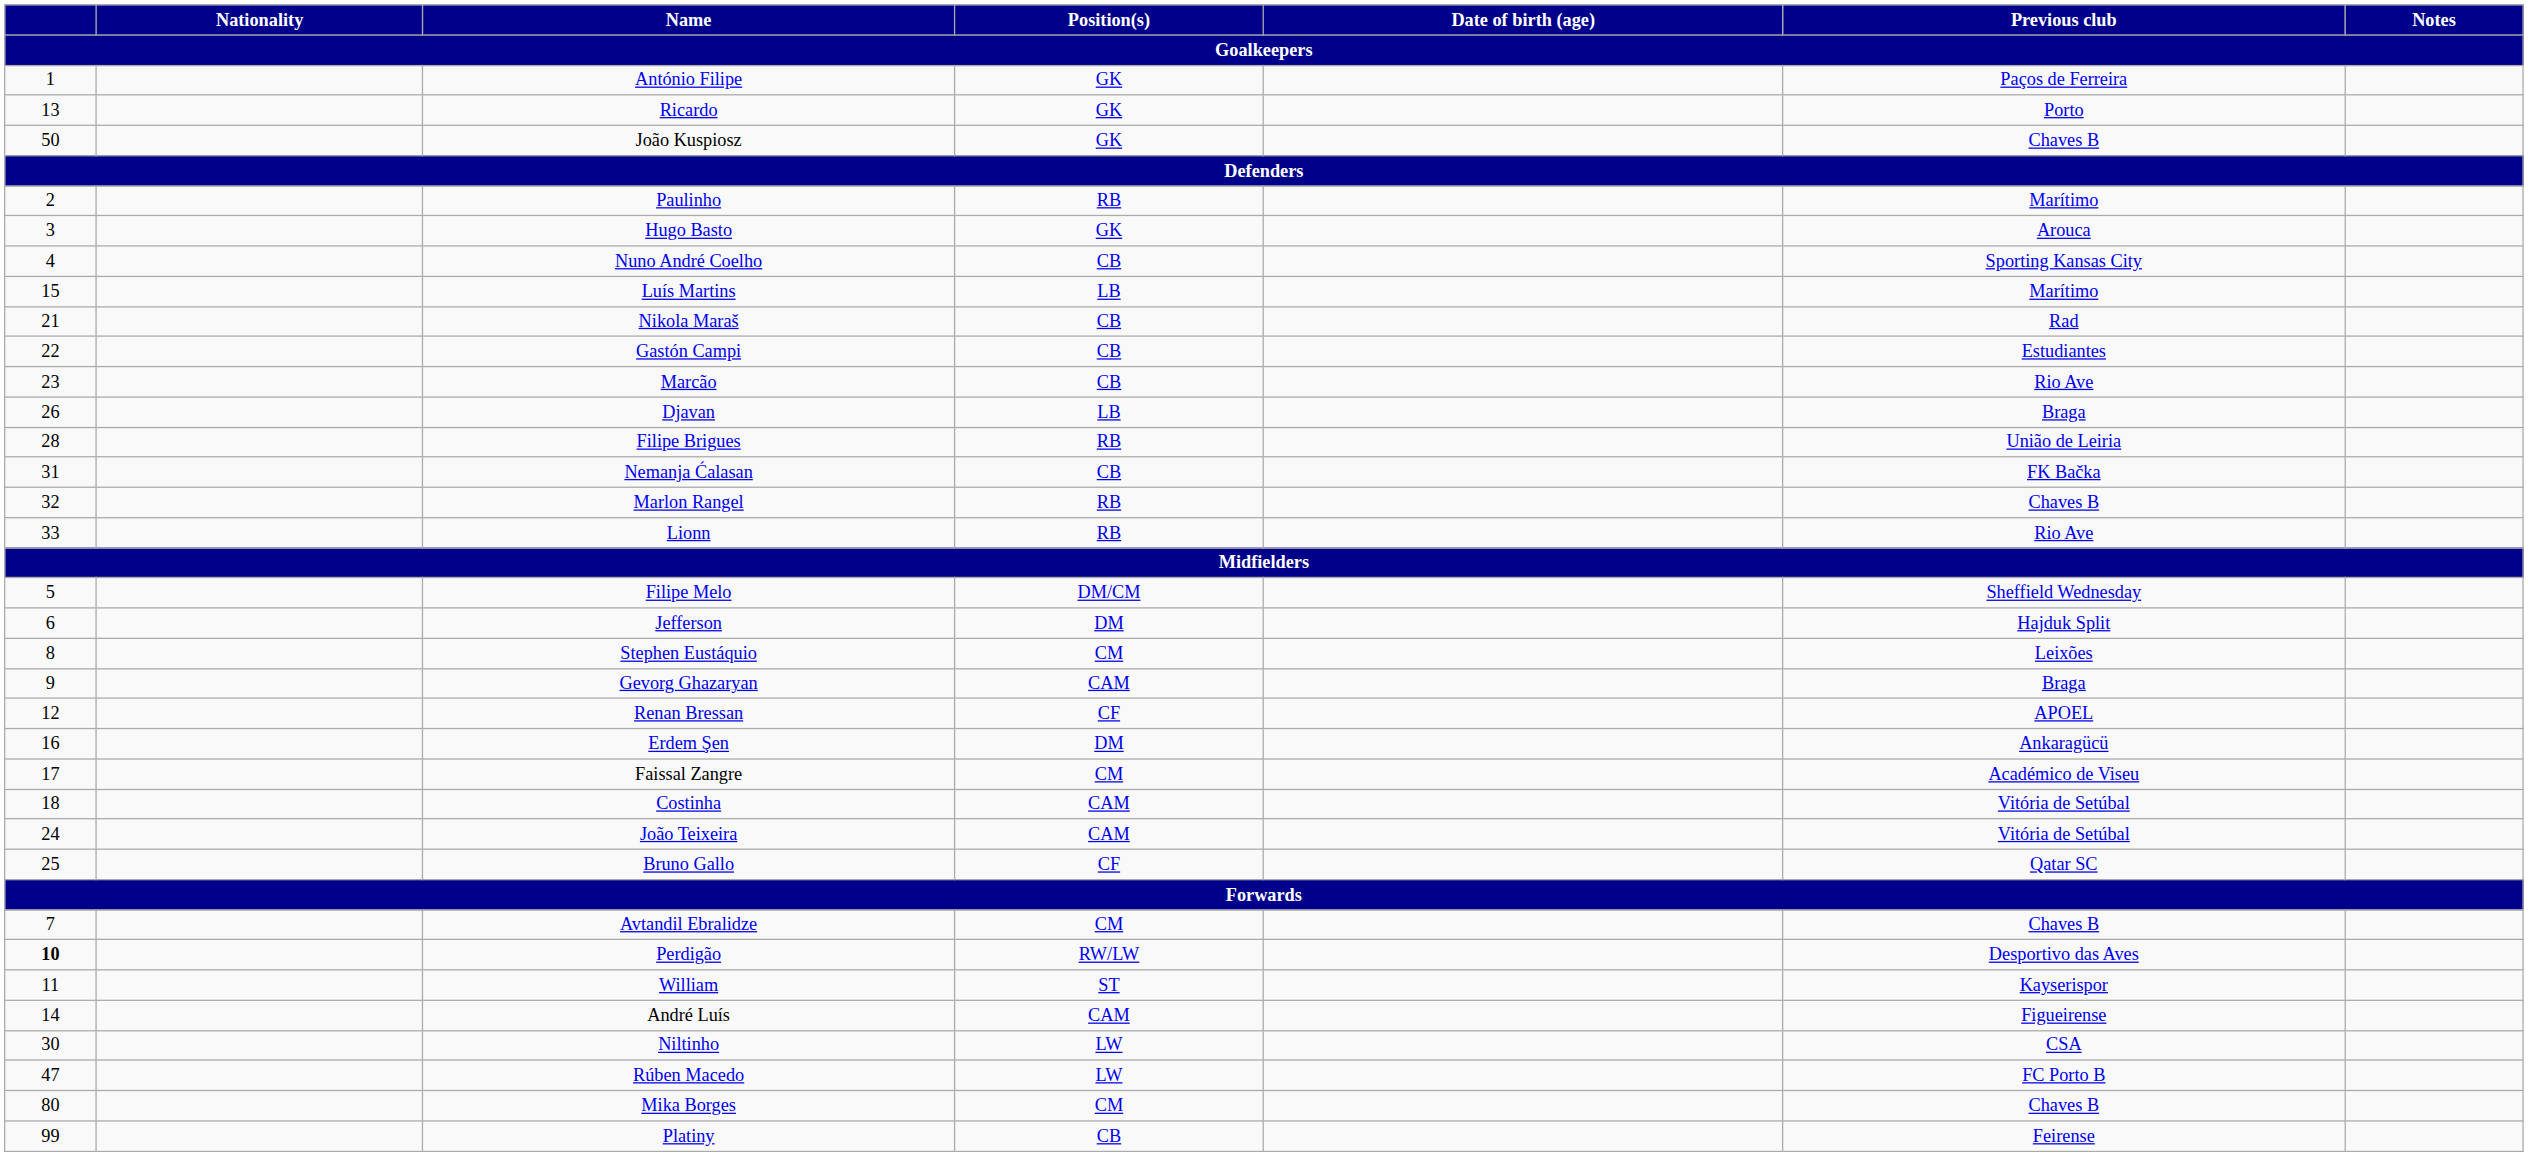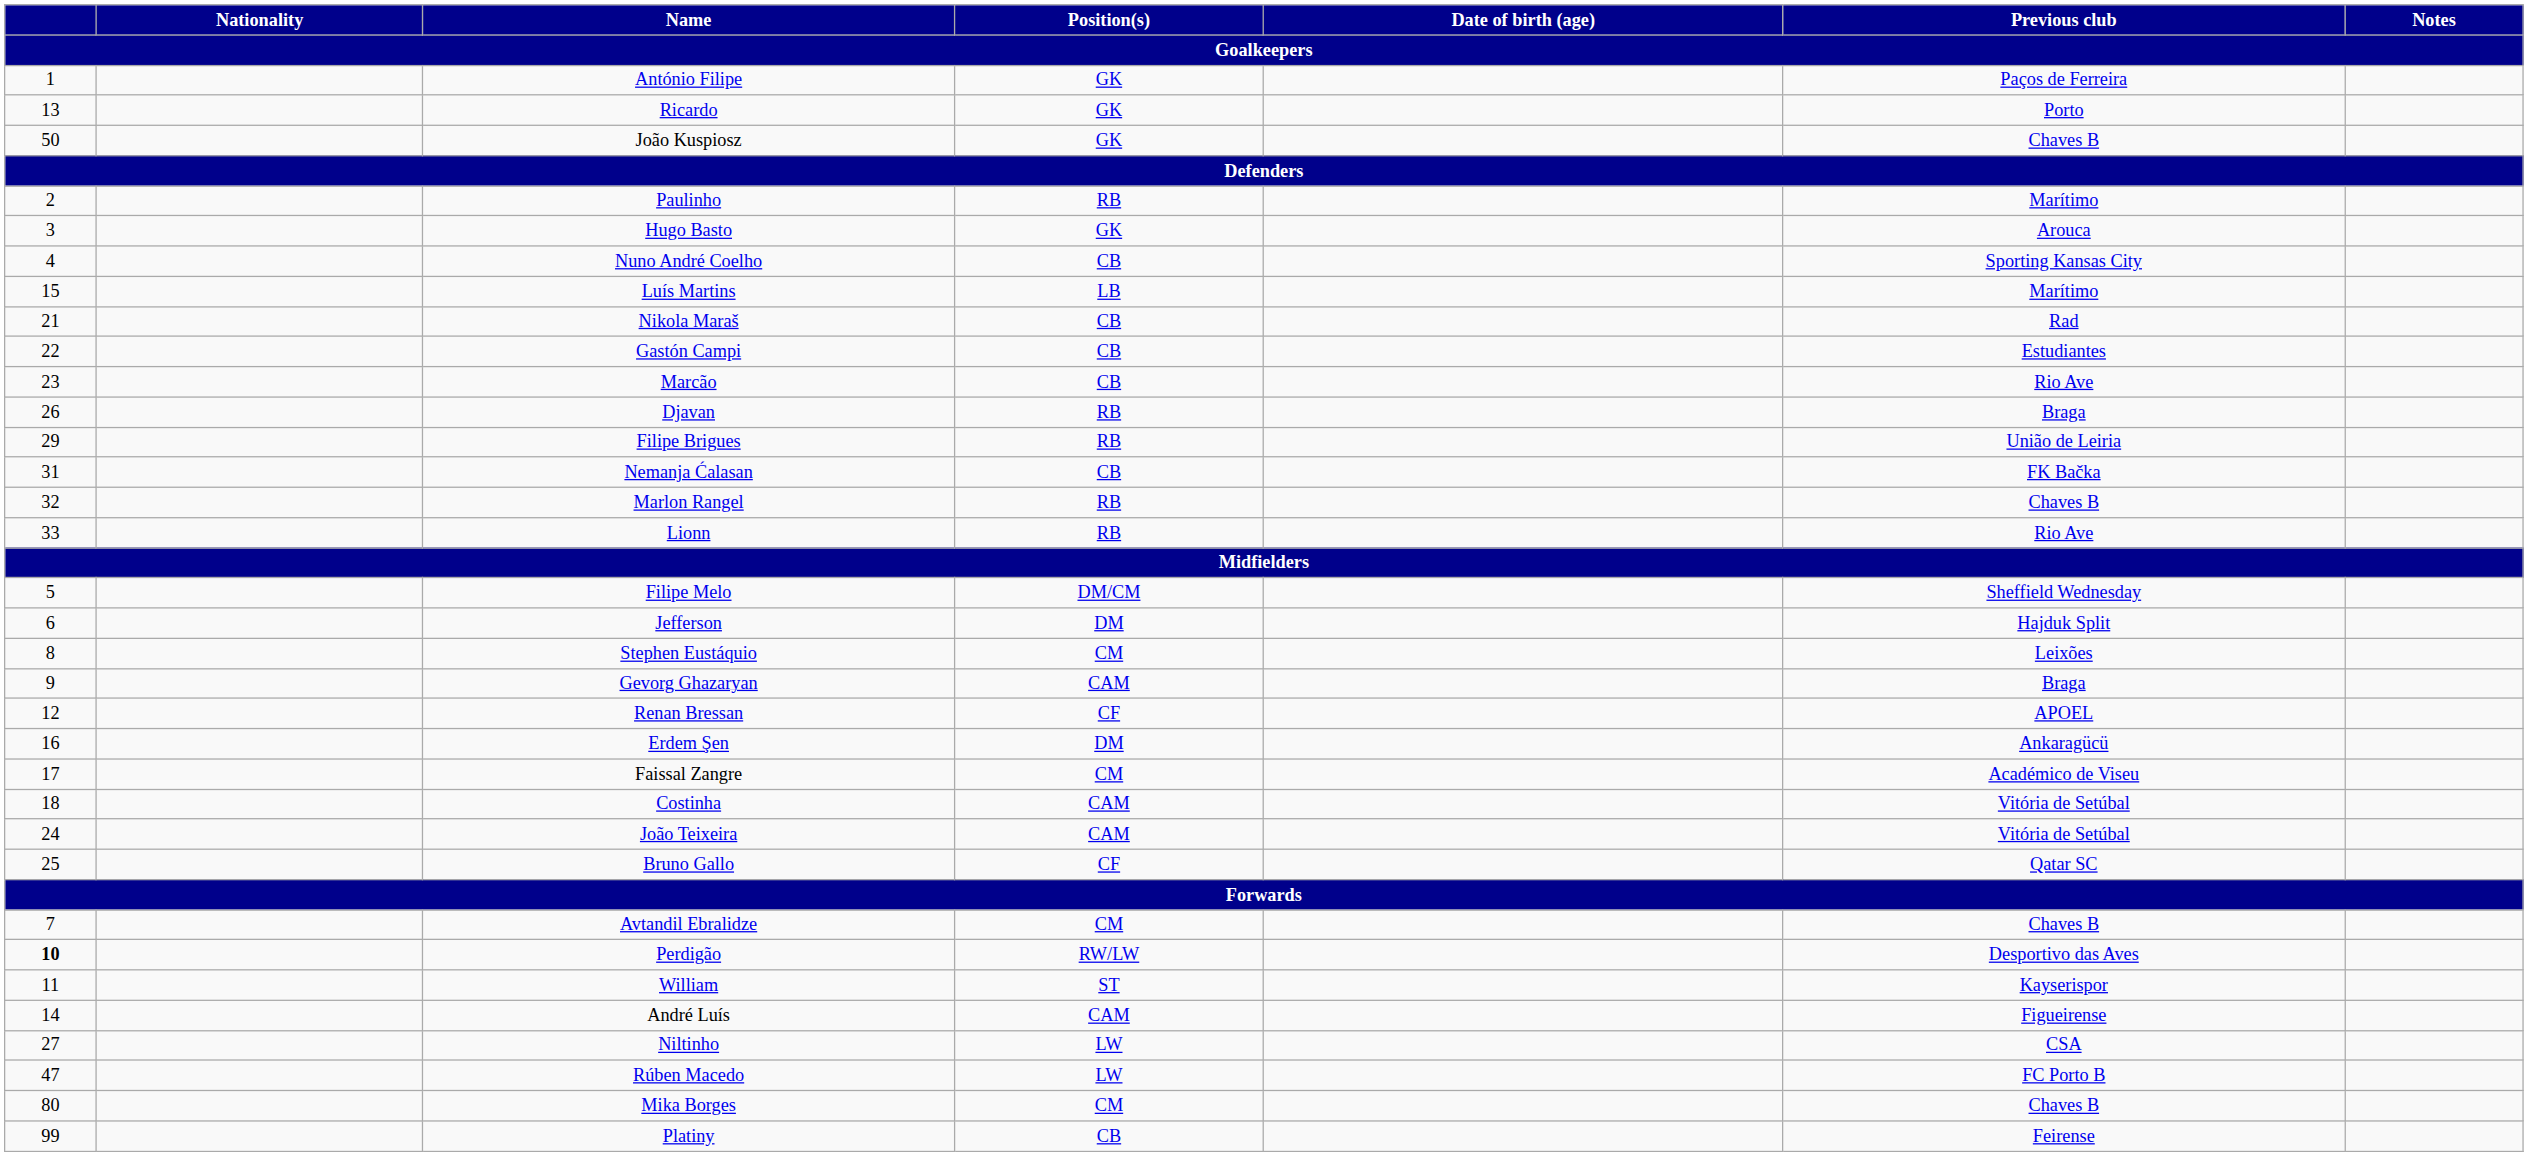(1109, 412) LB -> (1109, 412) RB
(50, 442) 28 -> (50, 442) 29
(50, 1045) 30 -> (50, 1045) 27
